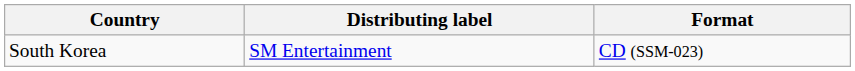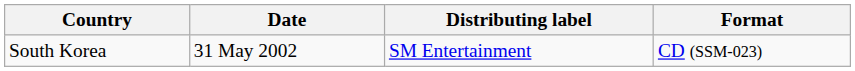+ column: (287, 19)
